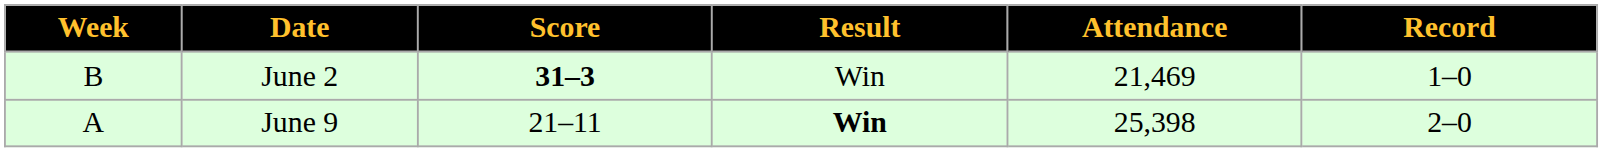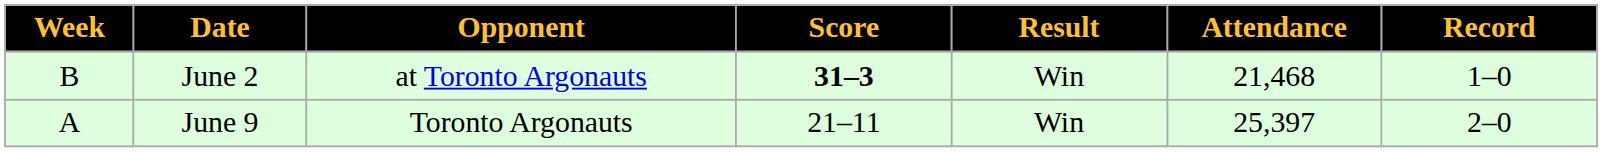+ column: (521, 28)
(1155, 75) 21,469 -> (1274, 75) 21,468
(860, 122) bold -> (1059, 122) normal
(1155, 122) 25,398 -> (1274, 122) 25,397
